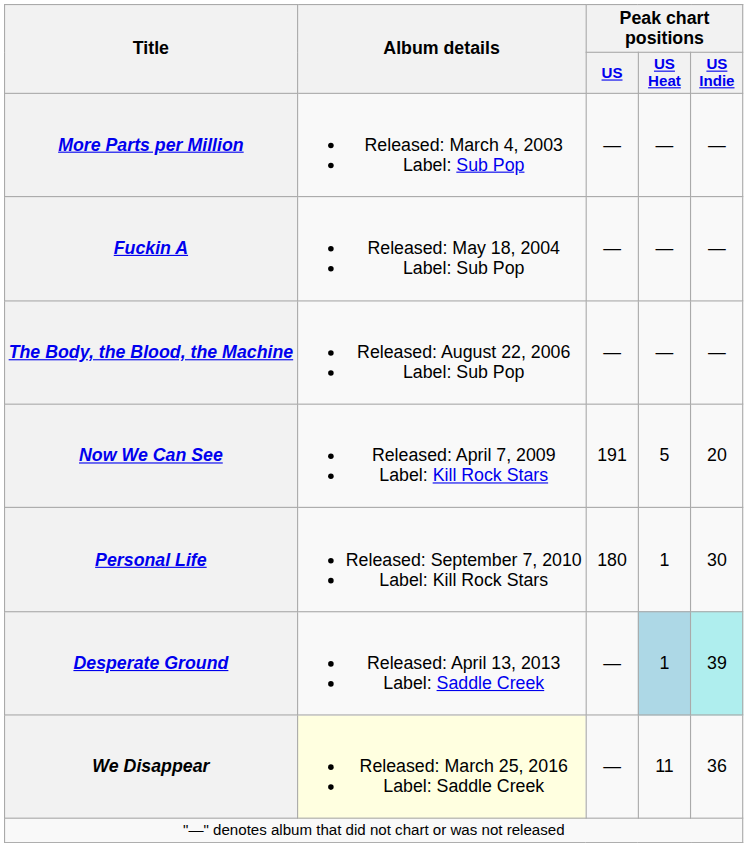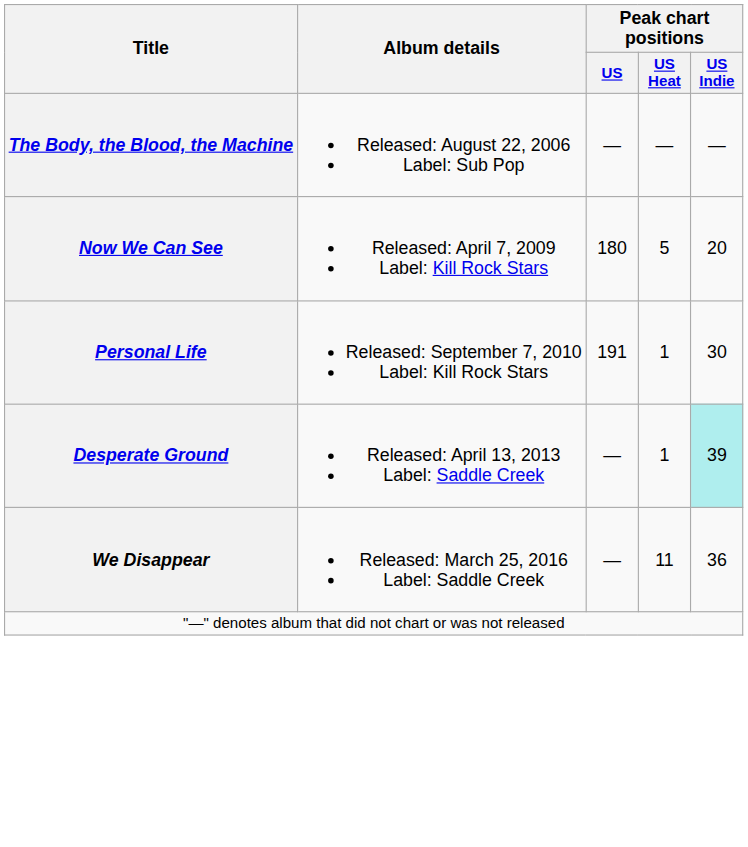- row: (151, 144)
- row: (151, 248)
(612, 455) 191 -> (612, 248) 180
(612, 559) 180 -> (612, 352) 191
(664, 663) lightblue background -> (664, 455) no background
(442, 777) lightyellow background -> (442, 570) no background
